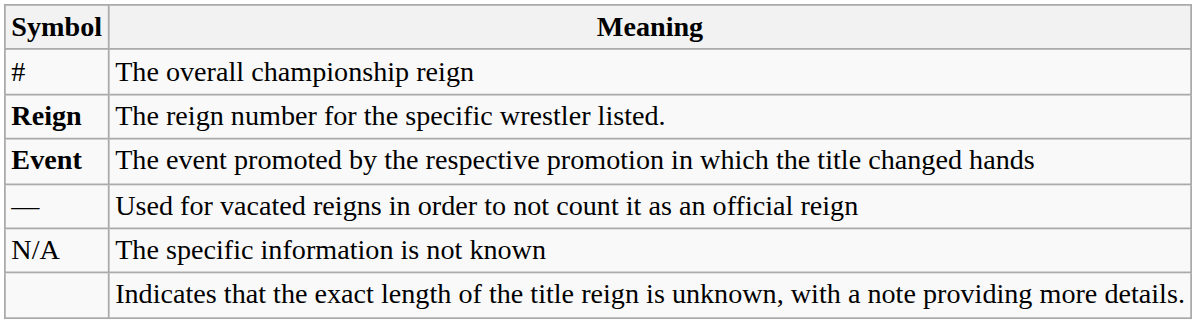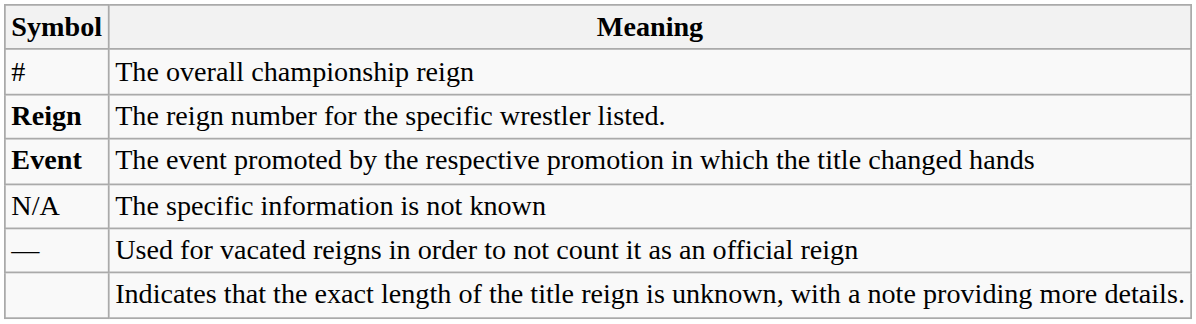rows swapped: (36, 250) <-> (25, 205)
